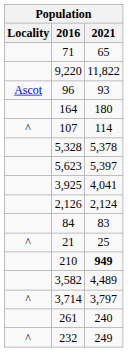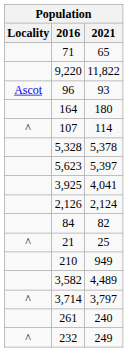(103, 223) 83 -> (103, 223) 82
(103, 261) bold -> (103, 261) normal
